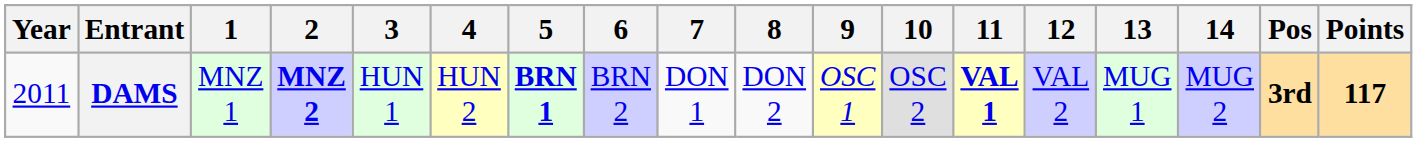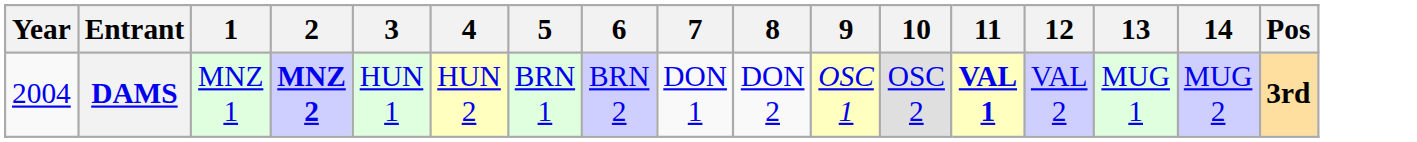- column: (1365, 28)
(41, 94) 2011 -> (41, 94) 2004
(546, 94) bold -> (545, 94) normal
